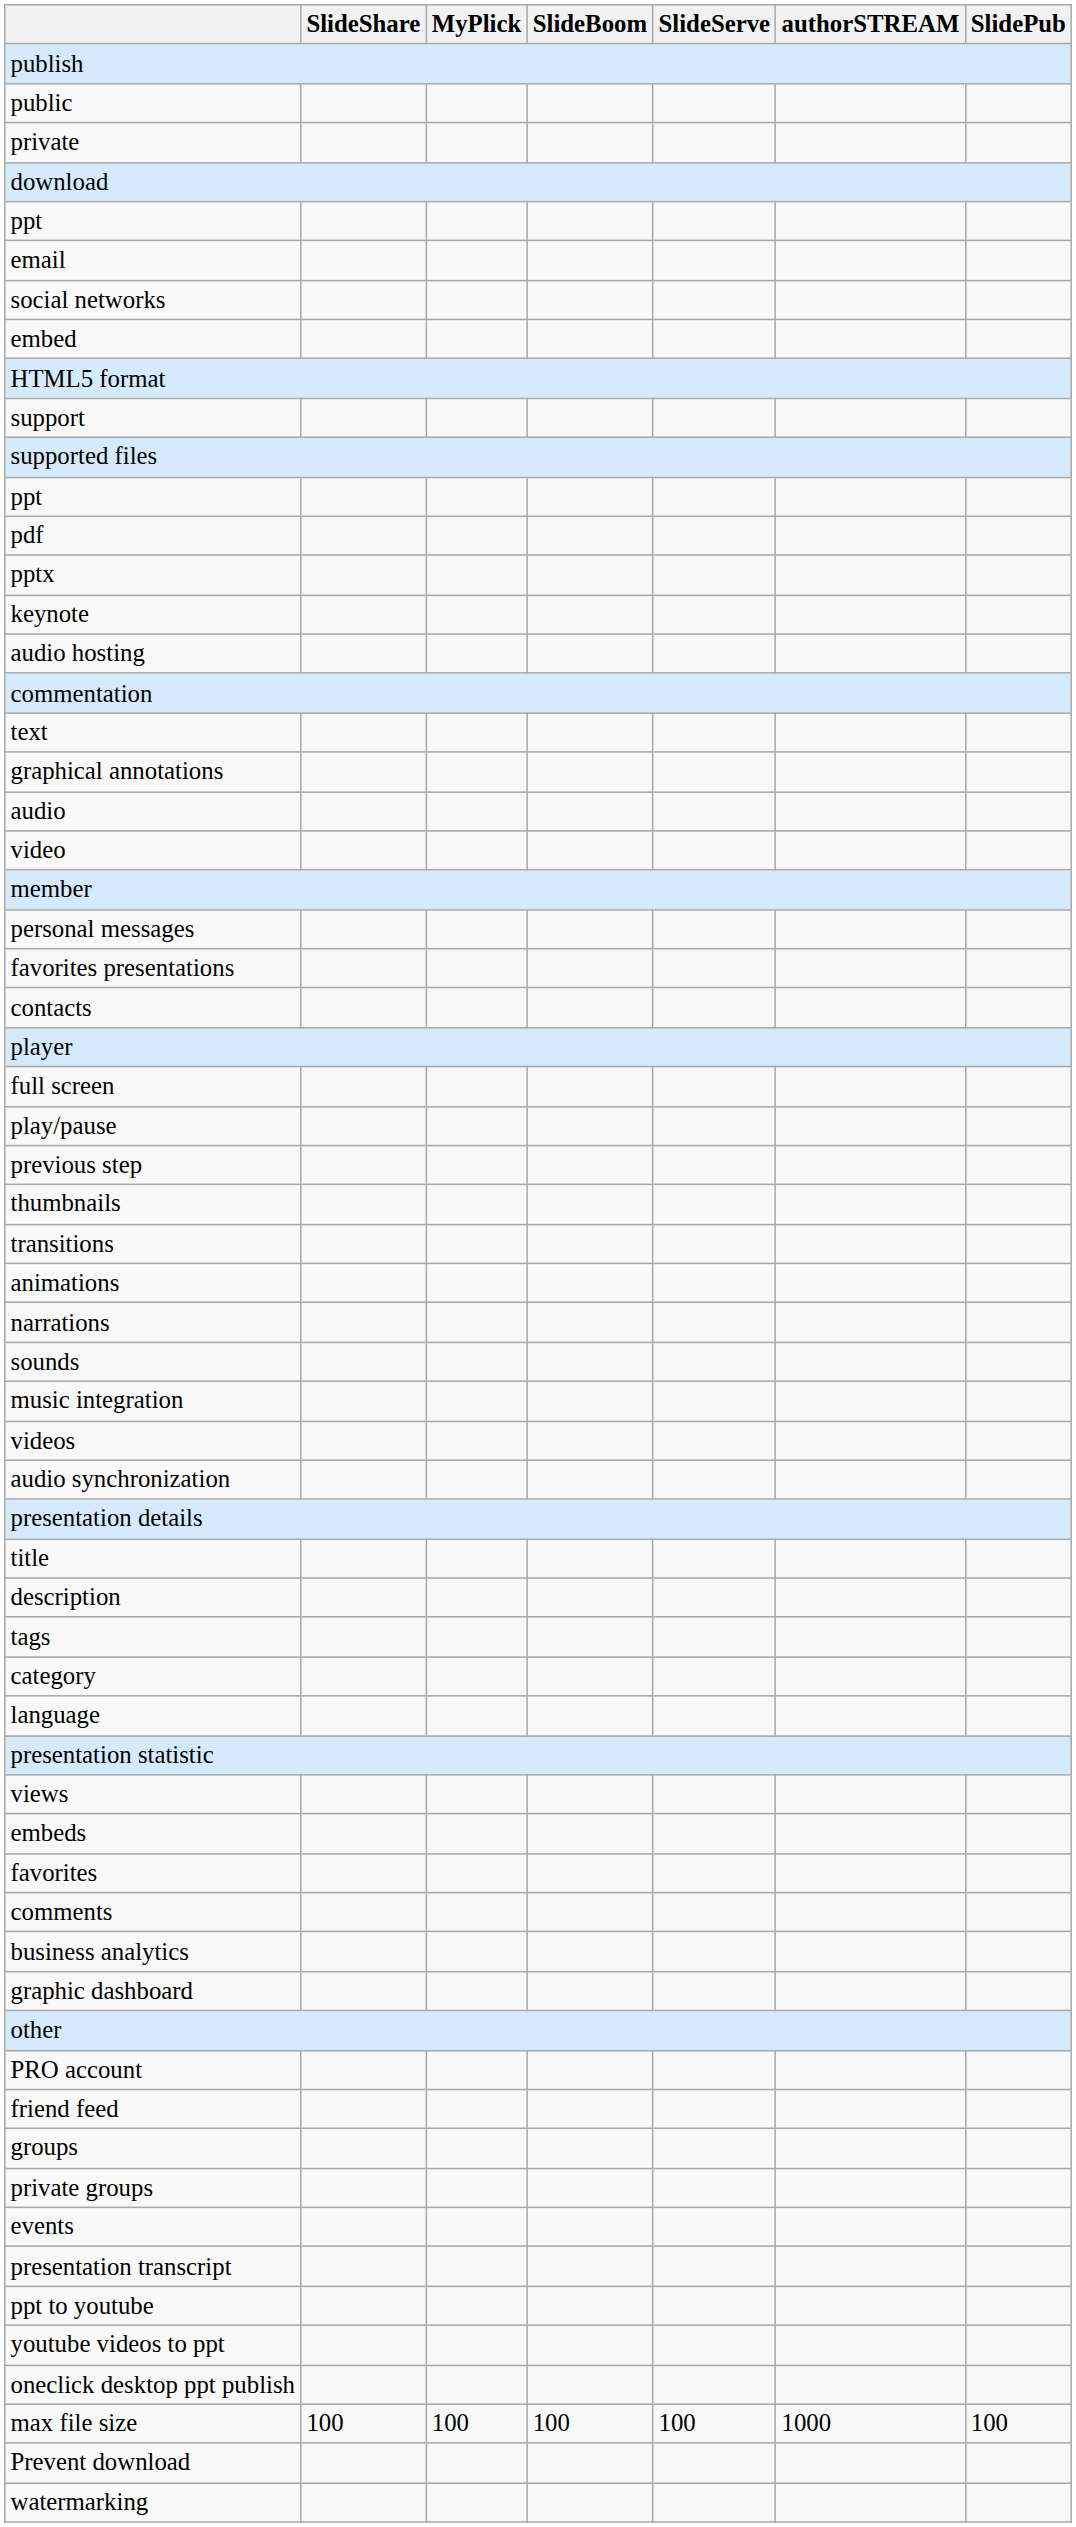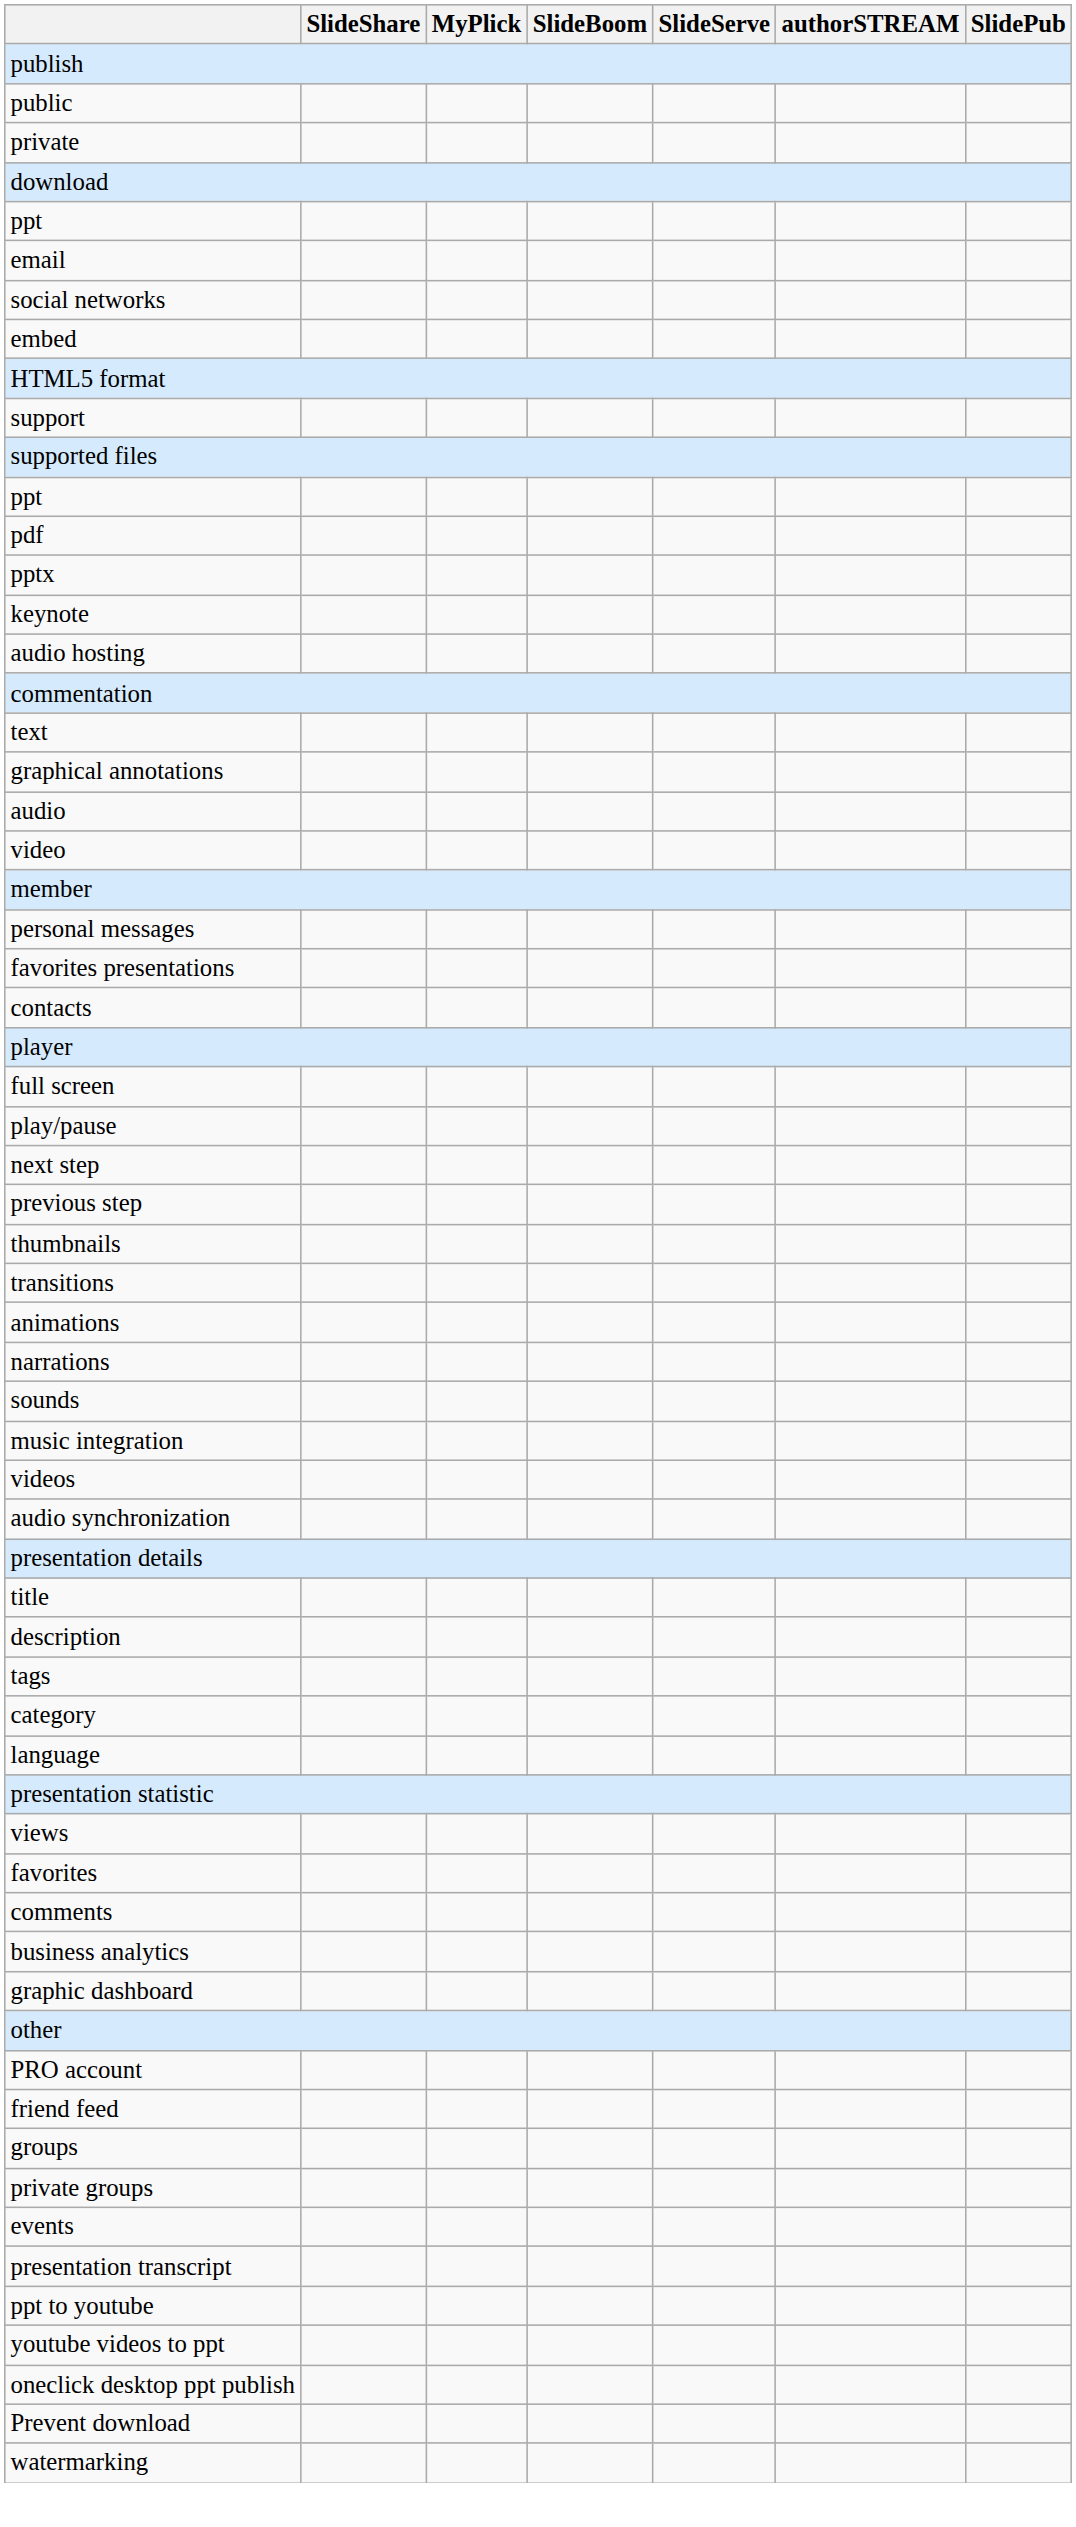+ row: (55, 1164)
- row: (48, 1833)
- row: (74, 2423)
